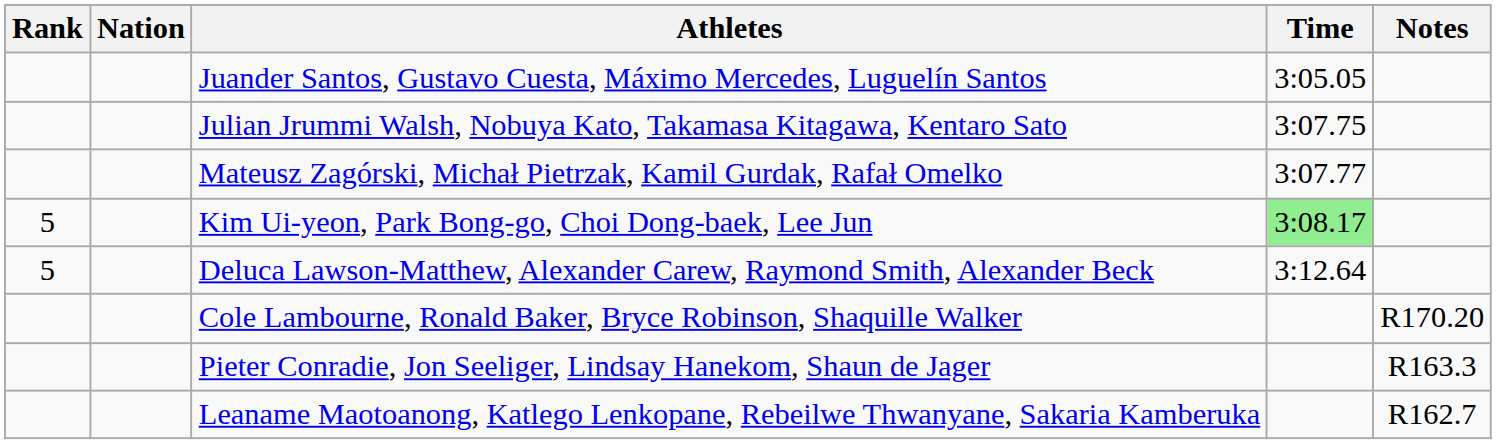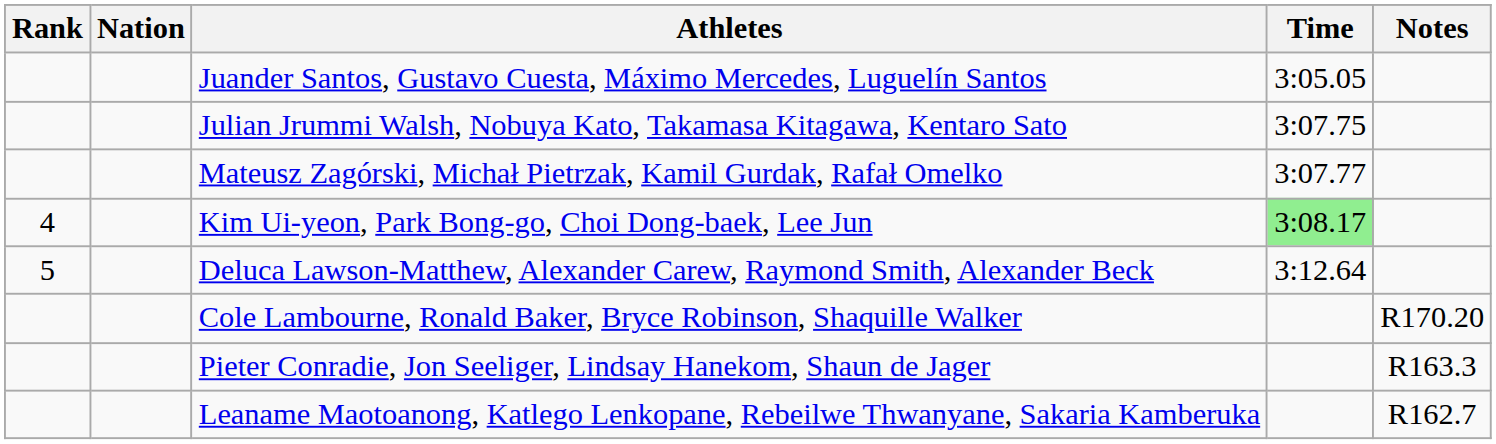(47, 221) 5 -> (47, 221) 4
